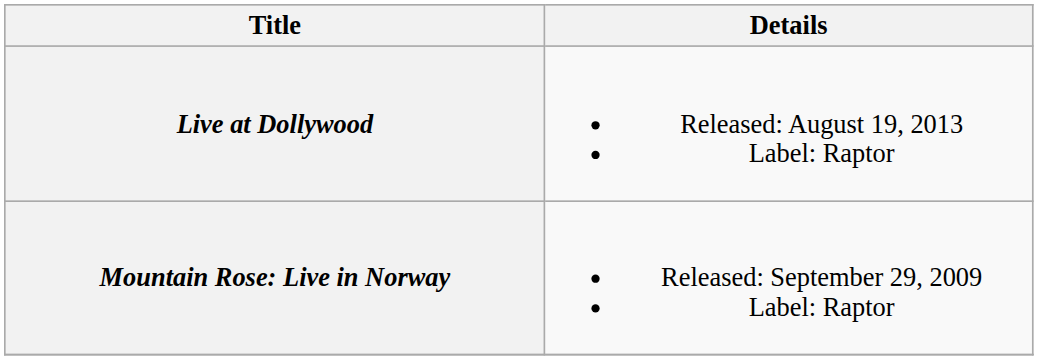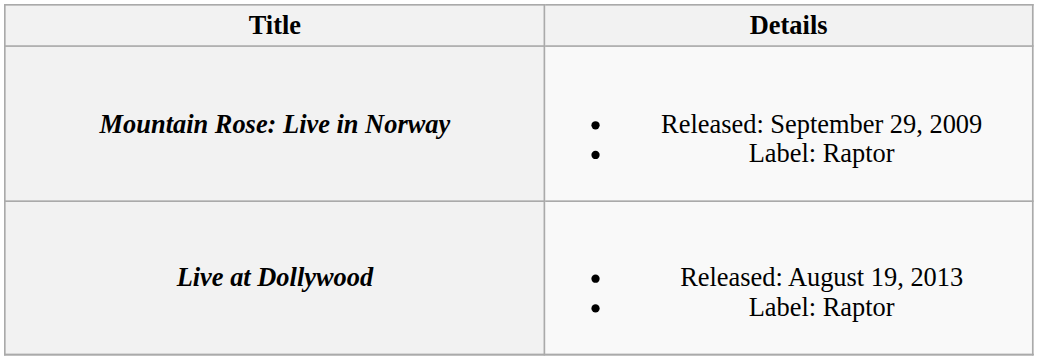rows swapped: (275, 277) <-> (275, 123)
